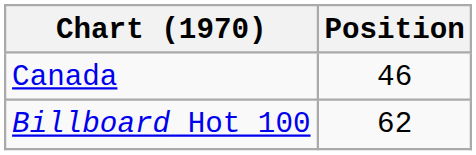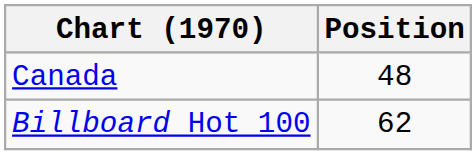(395, 77) 46 -> (395, 77) 48
